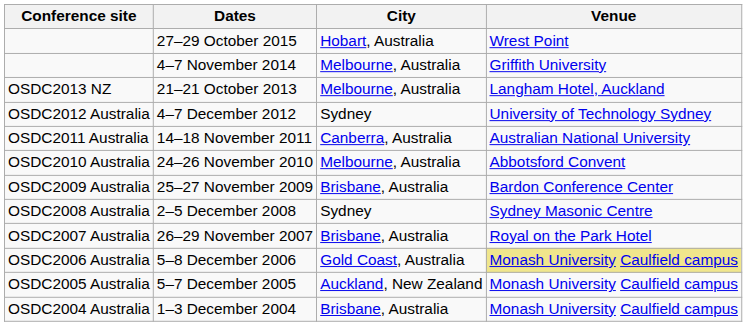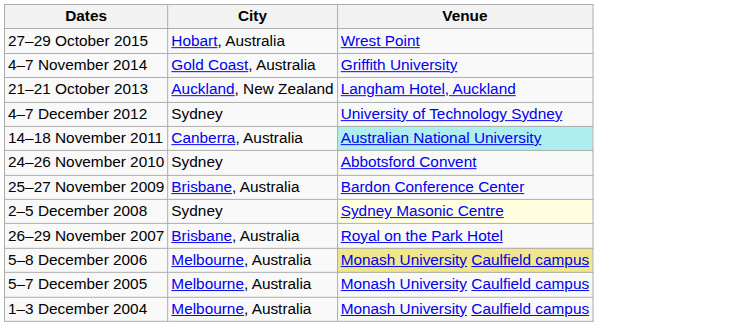- column: (79, 16)
(390, 65) Melbourne, Australia -> (244, 65) Gold Coast, Australia
(390, 89) Melbourne, Australia -> (252, 89) Auckland, New Zealand
(590, 138) no background -> (441, 138) paleturquoise background
(390, 162) Melbourne, Australia -> (197, 162) Sydney
(571, 211) no background -> (422, 211) lightyellow background
(392, 260) Gold Coast, Australia -> (241, 260) Melbourne, Australia
(401, 284) Auckland, New Zealand -> (241, 284) Melbourne, Australia
(384, 308) Brisbane, Australia -> (241, 308) Melbourne, Australia
